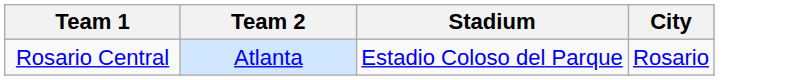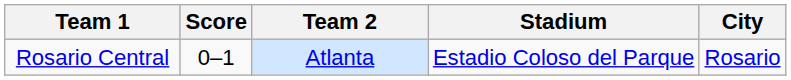+ column: (216, 22)
